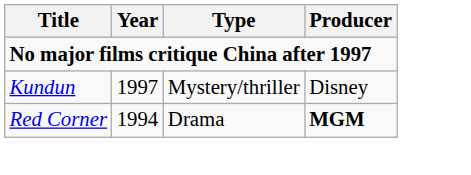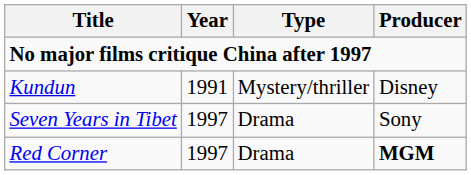(137, 86) 1997 -> (207, 86) 1991
+ row: (93, 119)
(137, 119) 1994 -> (207, 152) 1997
